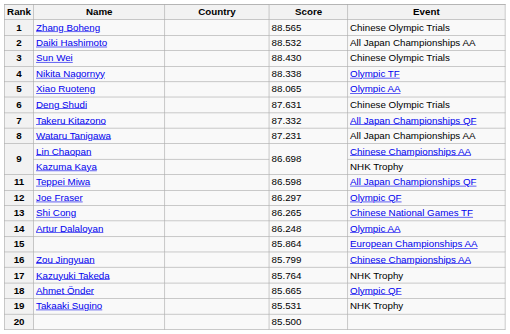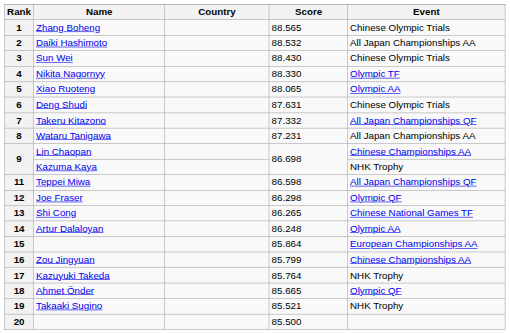(286, 74) 88.338 -> (286, 74) 88.330
(286, 197) 86.297 -> (286, 197) 86.298
(286, 306) 85.531 -> (286, 306) 85.521
